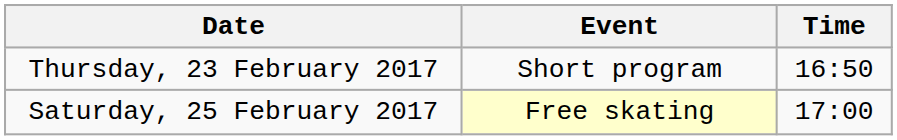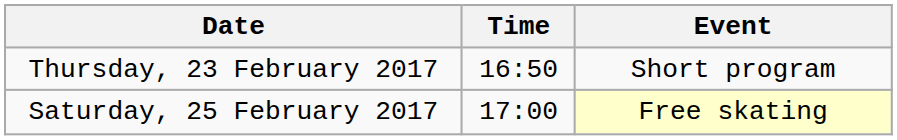columns swapped: (834, 26) <-> (620, 26)
